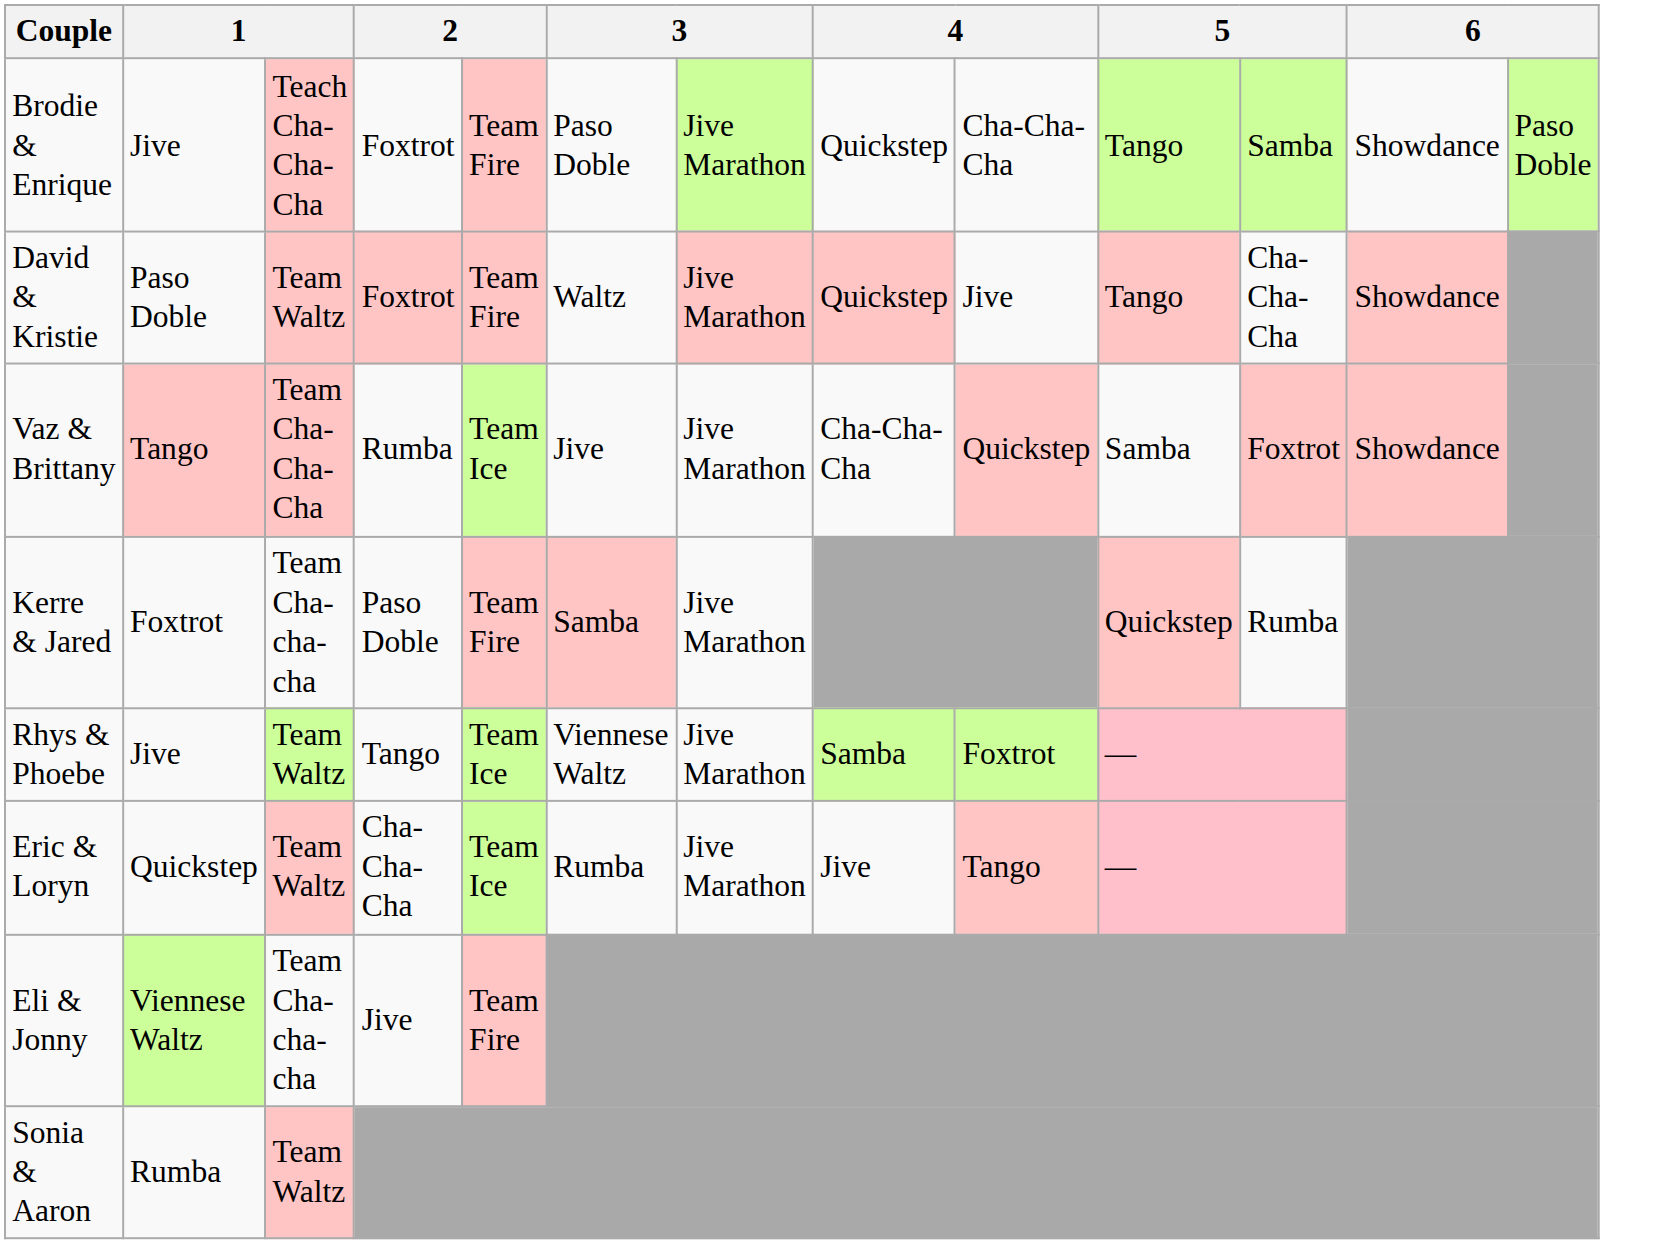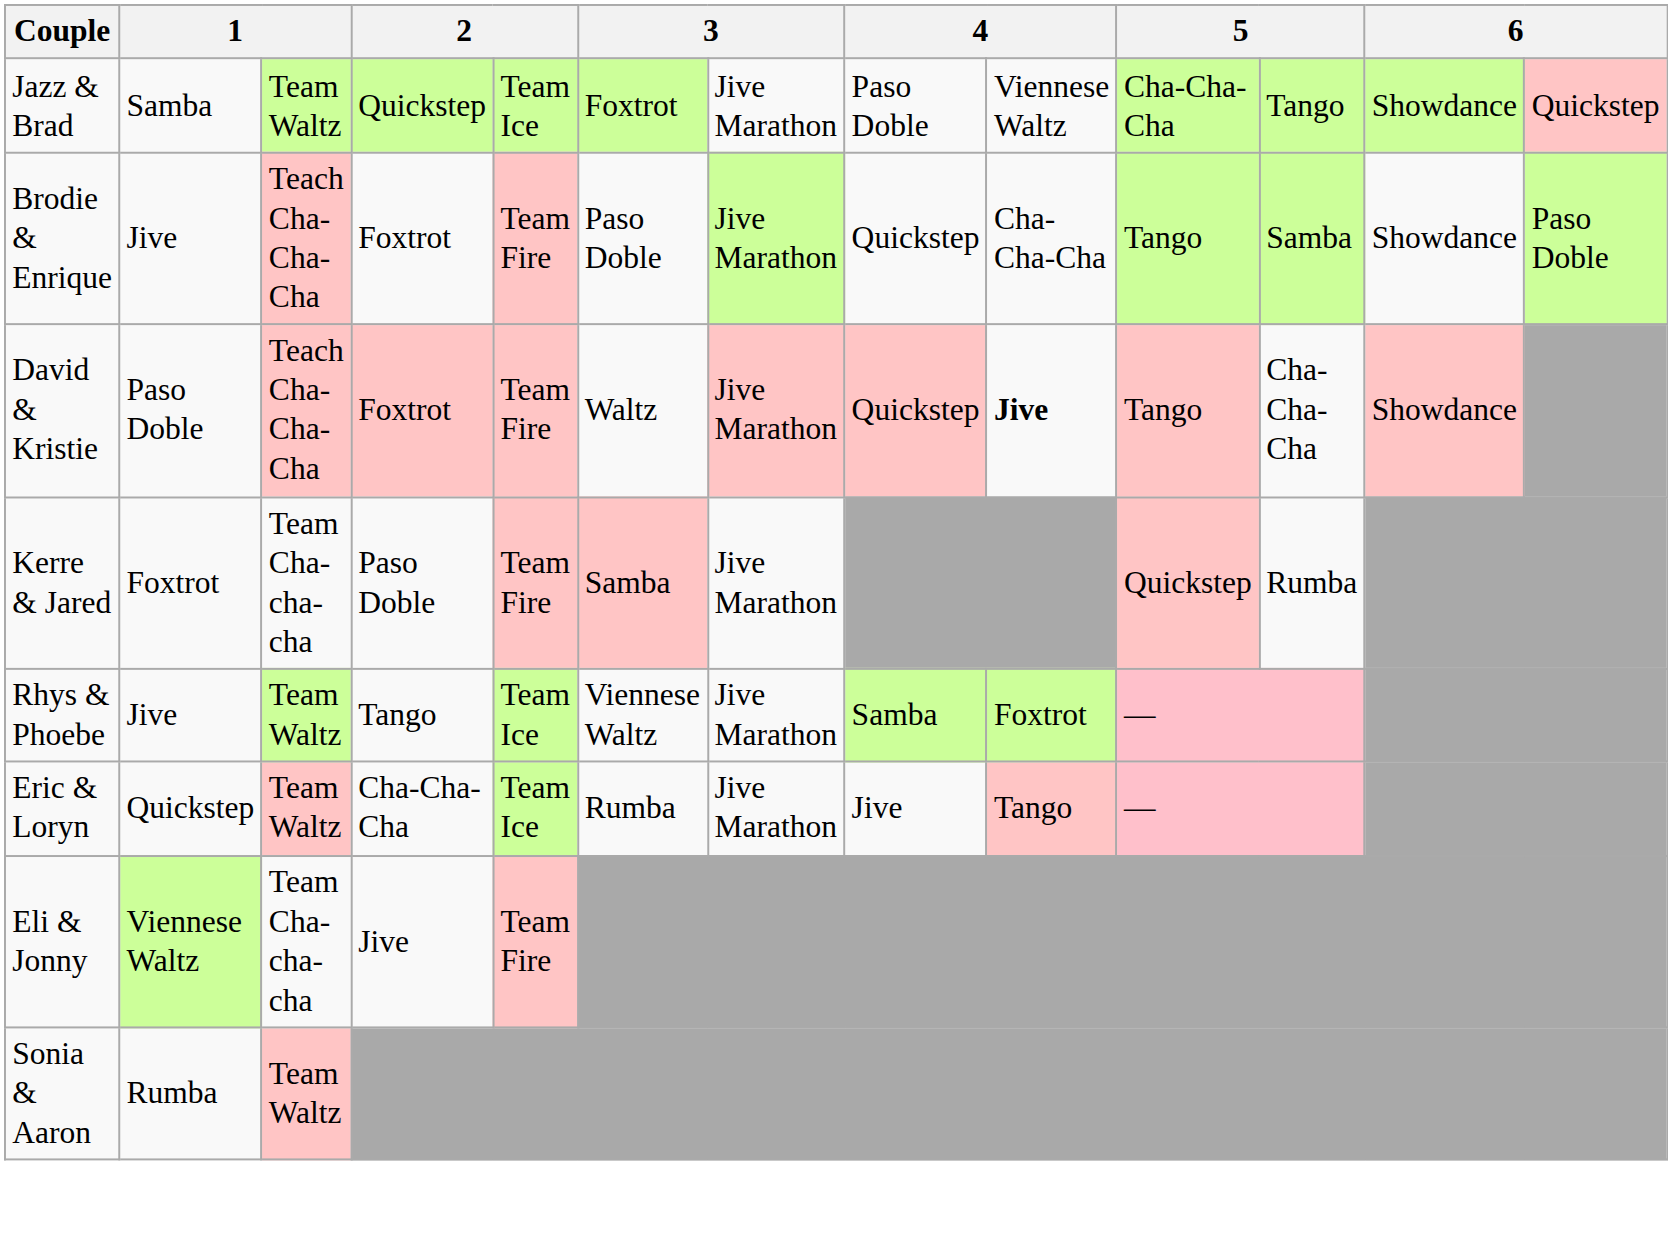+ row: (56, 105)
(309, 296) Team Waltz -> (306, 409) Teach Cha-Cha-Cha
(988, 296) normal -> (1021, 409) bold
- row: (64, 449)
